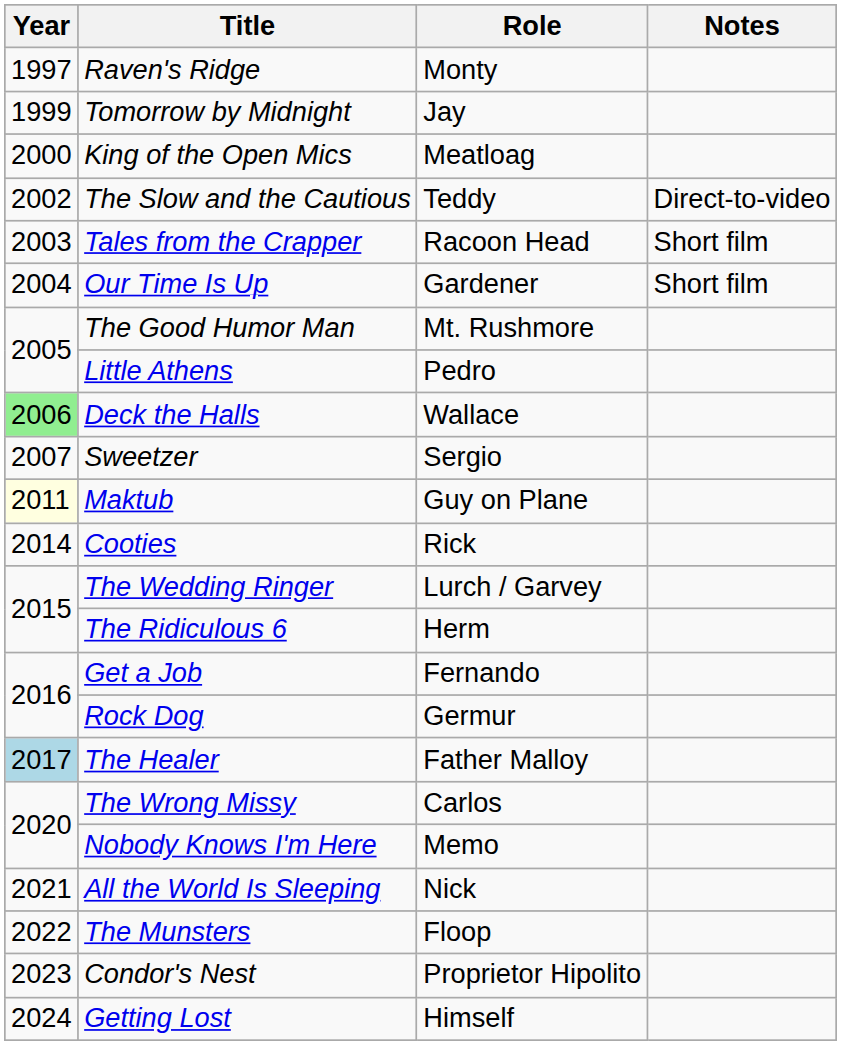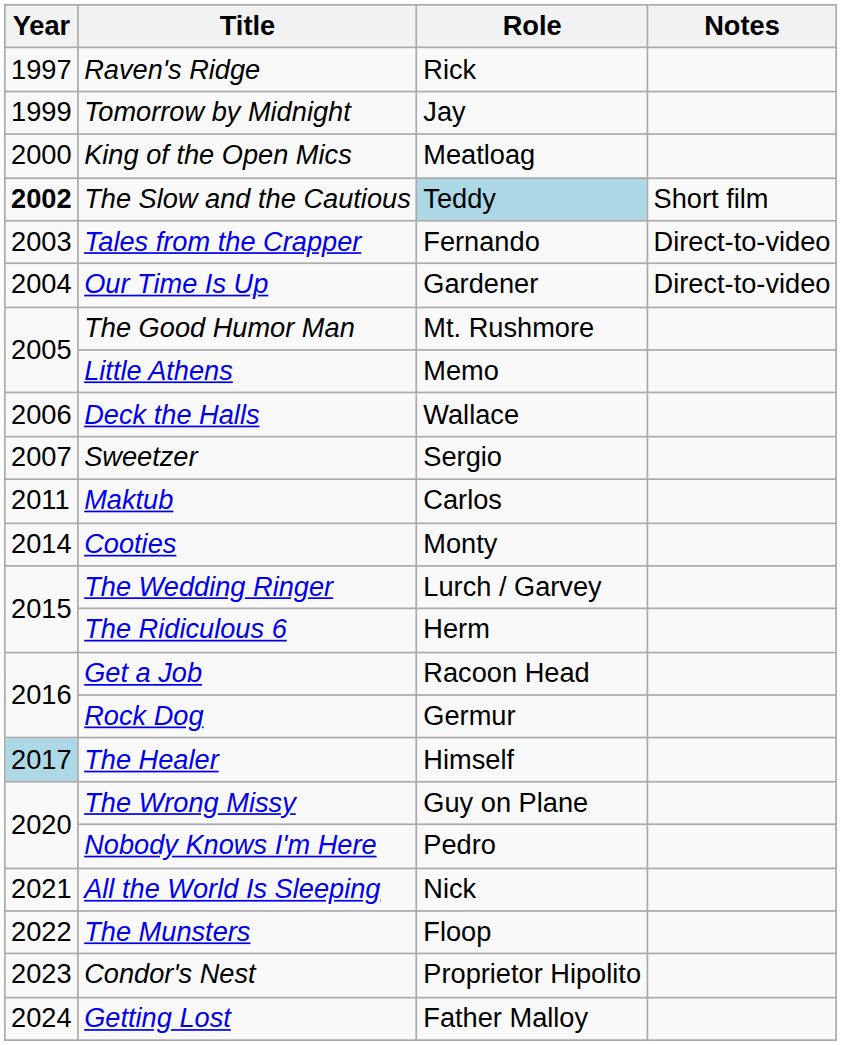(460, 69) Monty -> (450, 69) Rick
(41, 198) normal -> (41, 198) bold
(460, 198) no background -> (460, 198) lightblue background
(742, 198) Direct-to-video -> (711, 198) Short film
(506, 241) Racoon Head -> (482, 241) Fernando
(711, 241) Short film -> (742, 241) Direct-to-video
(711, 284) Short film -> (742, 284) Direct-to-video
(460, 371) Pedro -> (461, 371) Memo
(41, 414) lightgreen background -> (41, 414) no background
(40, 500) lightyellow background -> (40, 500) no background
(506, 500) Guy on Plane -> (463, 500) Carlos
(450, 543) Rick -> (460, 543) Monty
(482, 673) Fernando -> (506, 673) Racoon Head
(506, 759) Father Malloy -> (469, 759) Himself
(463, 802) Carlos -> (506, 802) Guy on Plane
(461, 845) Memo -> (460, 845) Pedro
(469, 1018) Himself -> (506, 1018) Father Malloy
